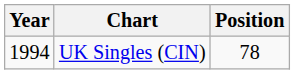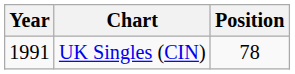(29, 52) 1994 -> (29, 52) 1991
